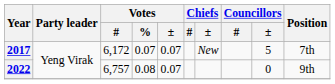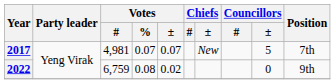(116, 50) 6,172 -> (116, 50) 4,981
(116, 69) 6,757 -> (116, 69) 6,759
(171, 69) 0.07 -> (171, 69) 0.02
